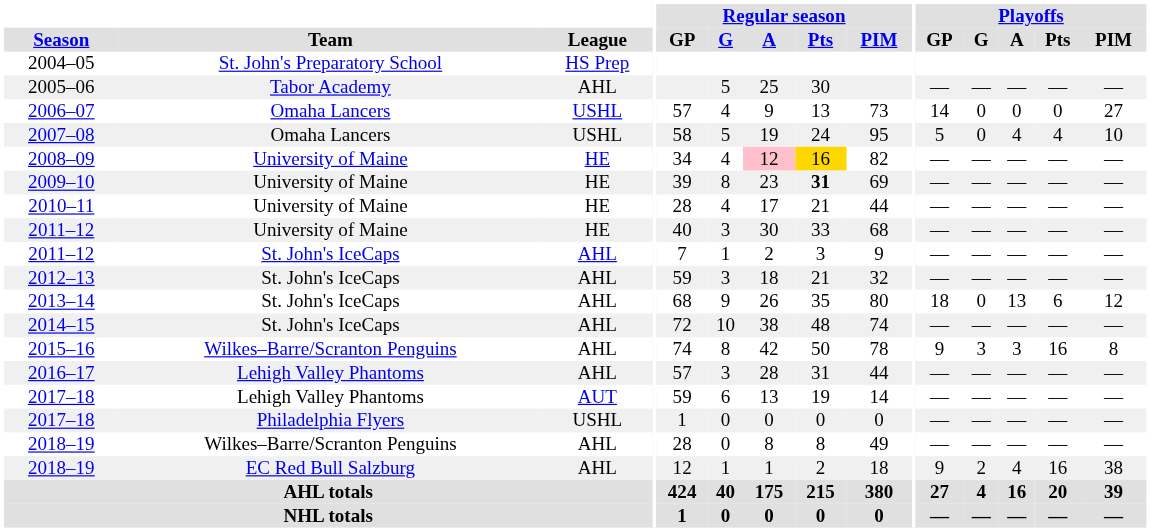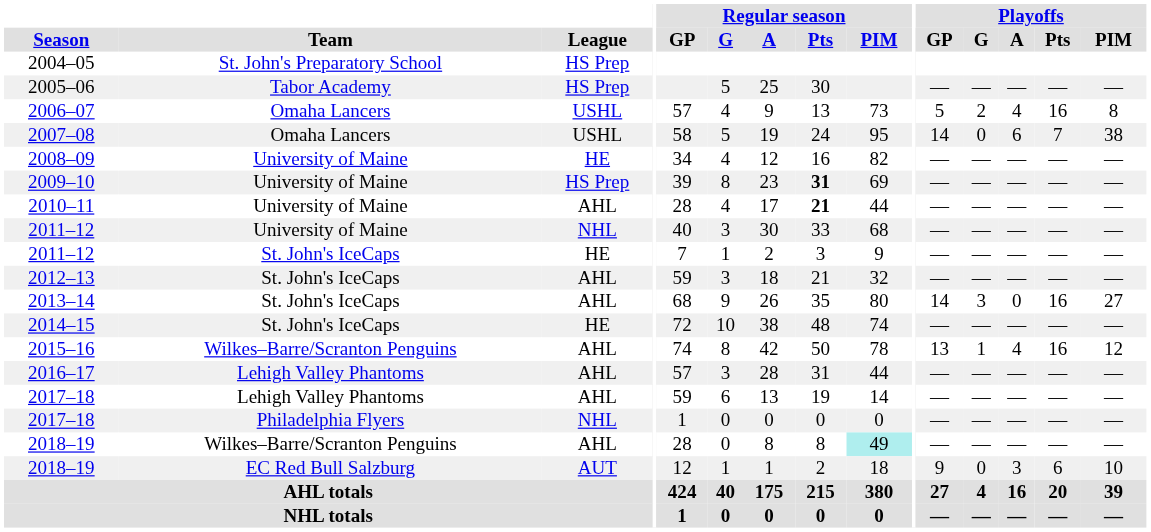(597, 87) AHL -> (597, 87) HS Prep
(940, 111) 14 -> (940, 111) 5
(981, 111) 0 -> (981, 111) 2
(1017, 111) 0 -> (1017, 111) 4
(1058, 111) 0 -> (1058, 111) 16
(1114, 111) 27 -> (1114, 111) 8
(940, 134) 5 -> (940, 134) 14
(1017, 134) 4 -> (1017, 134) 6
(1058, 134) 4 -> (1058, 134) 7
(1114, 134) 10 -> (1114, 134) 38
(769, 158) pink background -> (769, 158) no background
(821, 158) gold background -> (821, 158) no background
(597, 182) HE -> (597, 182) HS Prep
(597, 206) HE -> (597, 206) AHL
(821, 206) normal -> (821, 206) bold
(597, 230) HE -> (597, 230) NHL
(597, 253) AHL -> (597, 253) HE
(940, 301) 18 -> (940, 301) 14
(981, 301) 0 -> (981, 301) 3
(1017, 301) 13 -> (1017, 301) 0
(1058, 301) 6 -> (1058, 301) 16
(1114, 301) 12 -> (1114, 301) 27
(597, 325) AHL -> (597, 325) HE
(940, 349) 9 -> (940, 349) 13
(981, 349) 3 -> (981, 349) 1
(1017, 349) 3 -> (1017, 349) 4
(1114, 349) 8 -> (1114, 349) 12
(597, 396) AUT -> (597, 396) AHL
(597, 420) USHL -> (597, 420) NHL
(879, 444) no background -> (879, 444) paleturquoise background
(597, 468) AHL -> (597, 468) AUT
(981, 468) 2 -> (981, 468) 0
(1017, 468) 4 -> (1017, 468) 3
(1058, 468) 16 -> (1058, 468) 6
(1114, 468) 38 -> (1114, 468) 10
